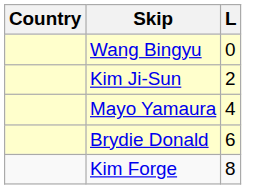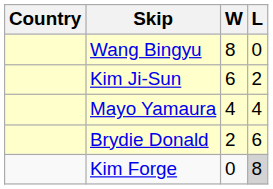+ column: (234, 19)
(230, 169) no background -> (257, 169) lightgrey background
